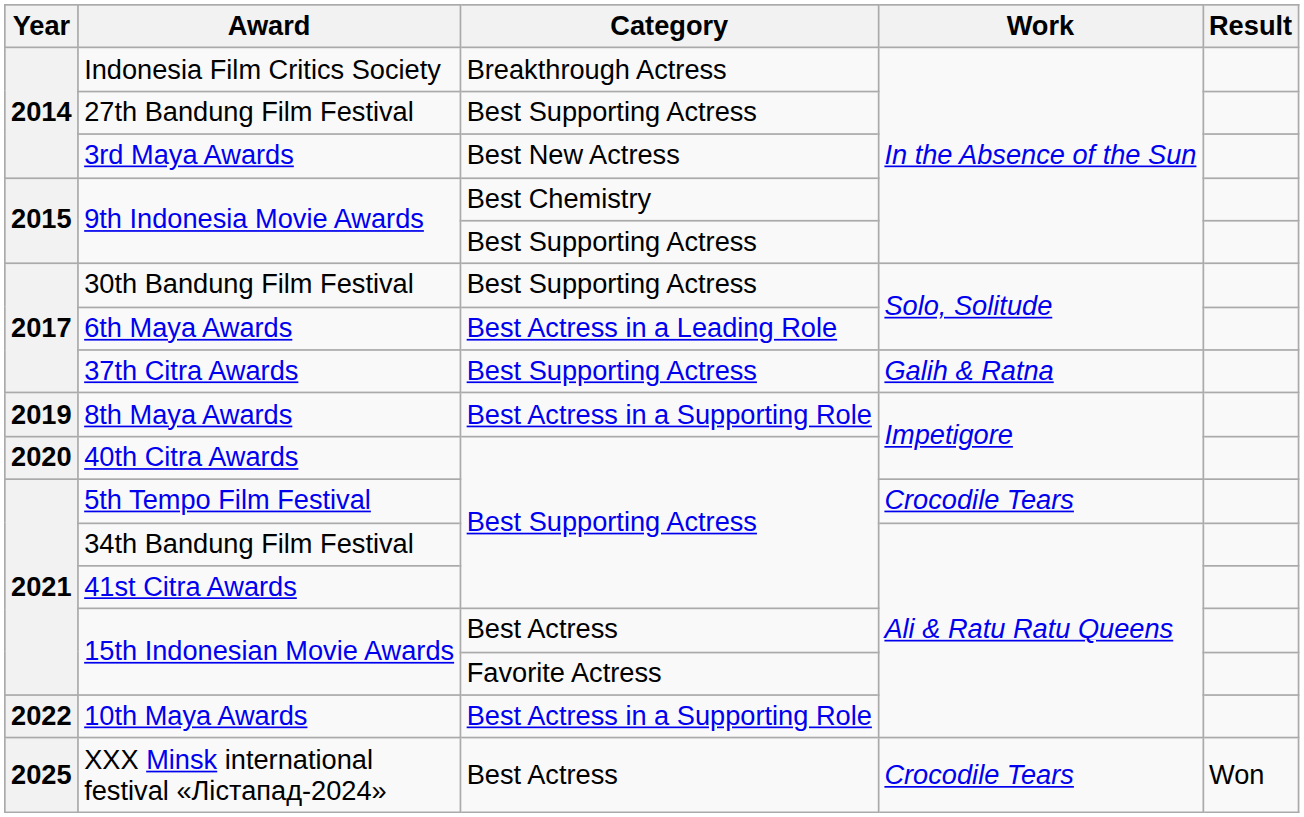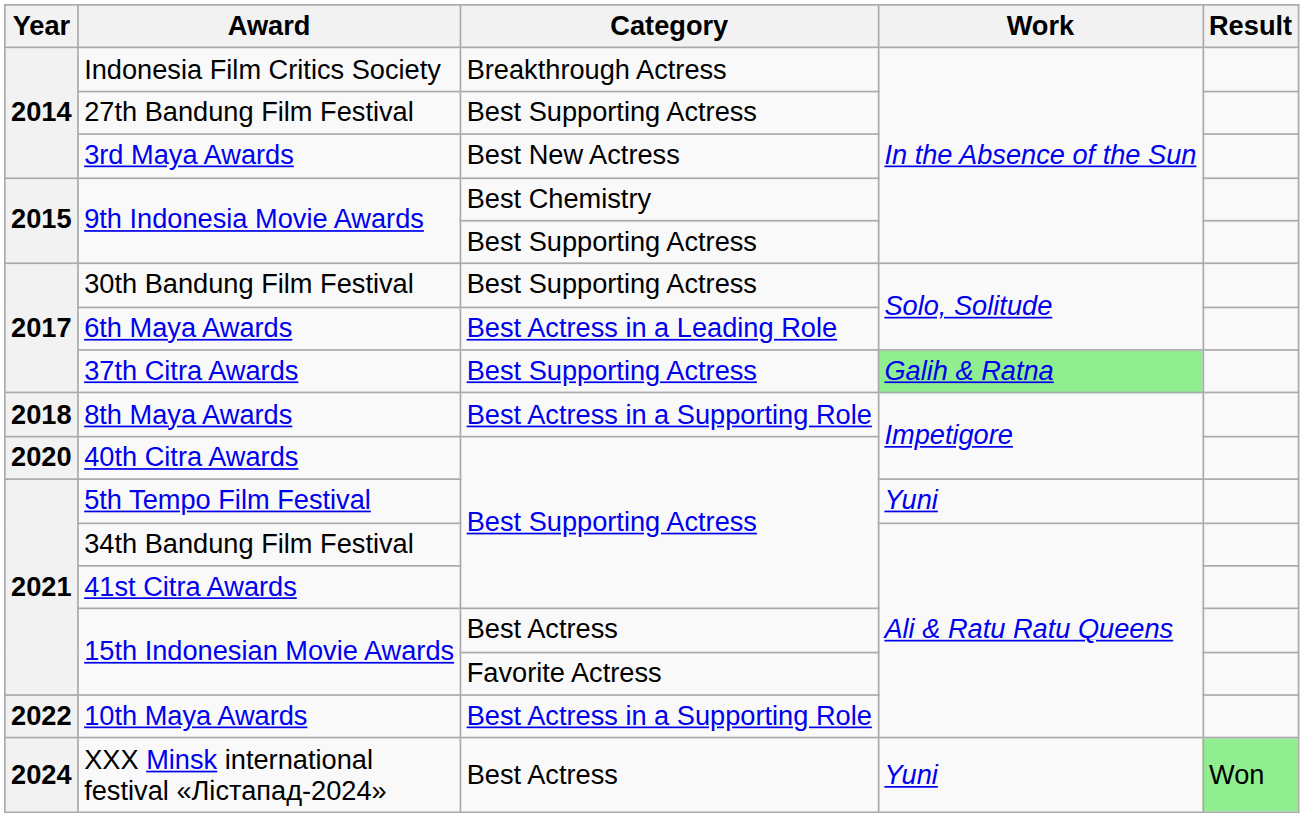(969, 371) no background -> (969, 371) lightgreen background
(41, 414) 2019 -> (41, 414) 2018
(979, 500) Crocodile Tears -> (911, 500) Yuni
(41, 774) 2025 -> (41, 774) 2024
(979, 774) Crocodile Tears -> (911, 774) Yuni
(1237, 774) no background -> (1237, 774) lightgreen background
